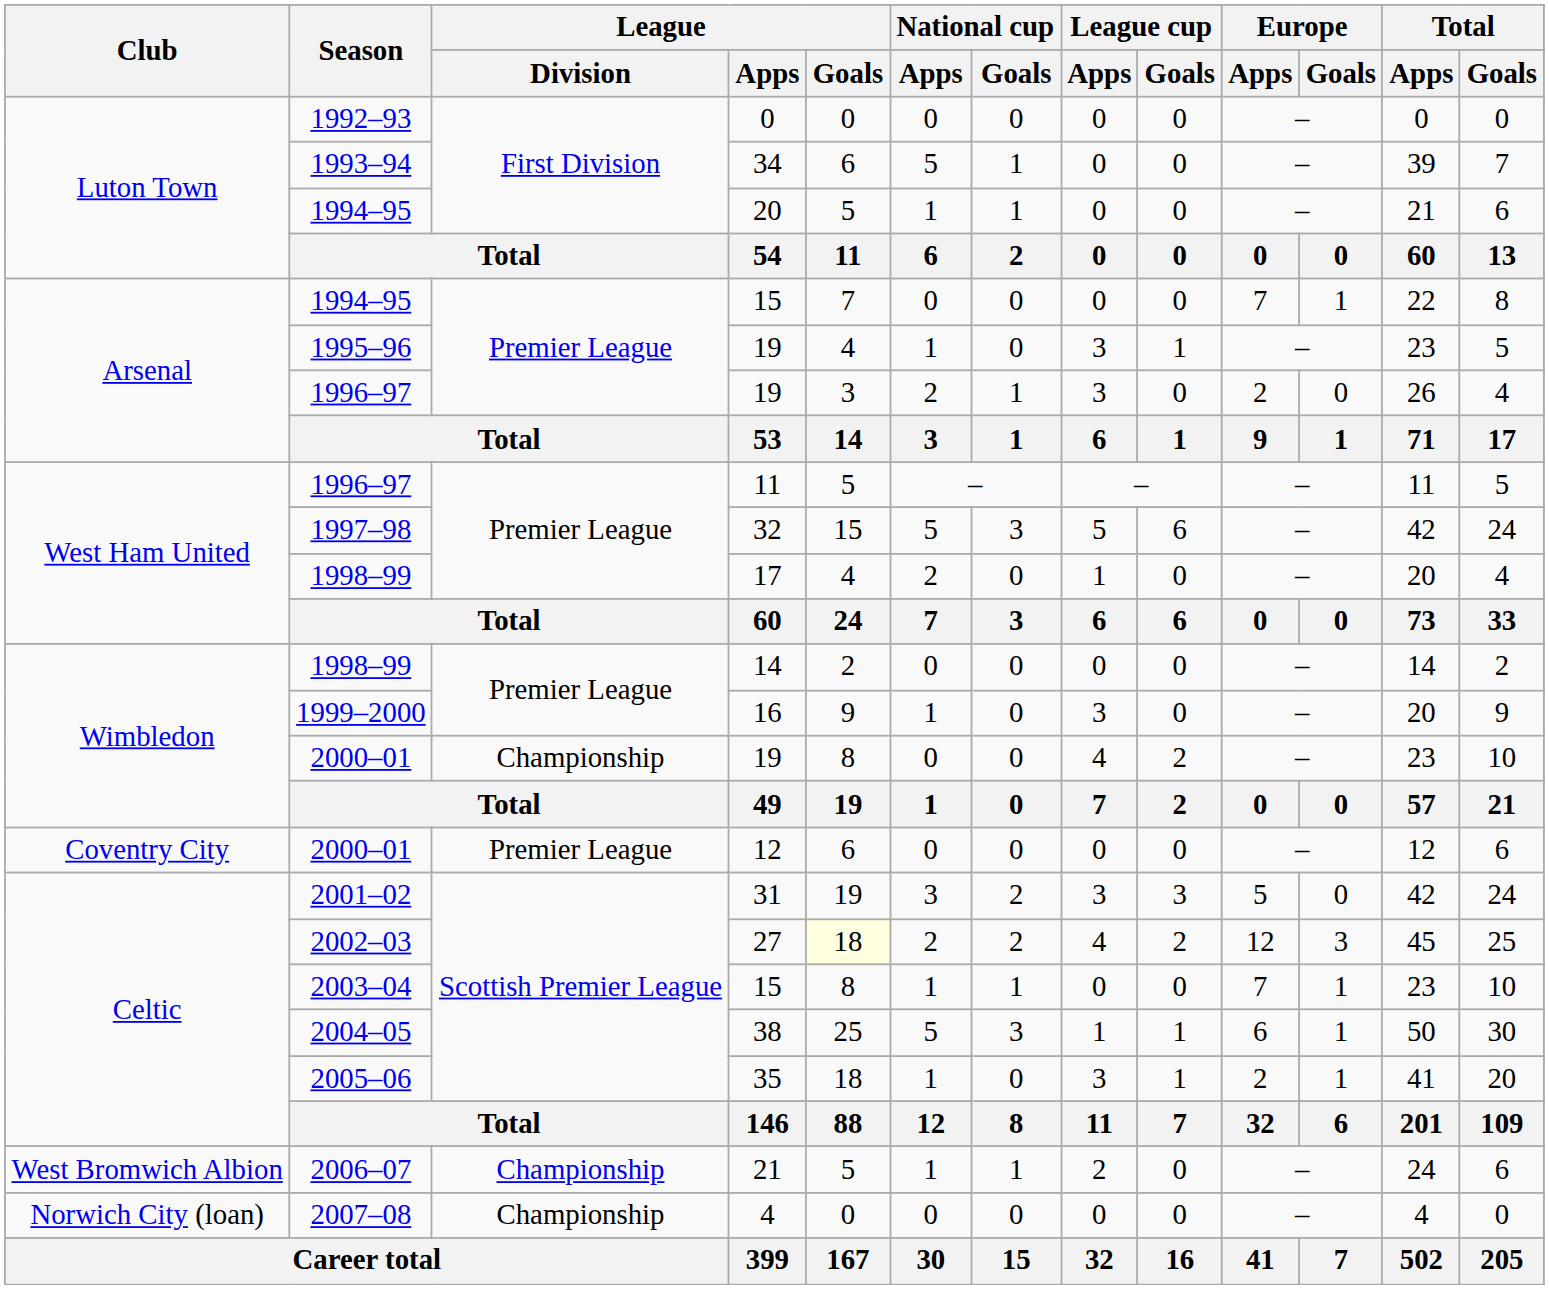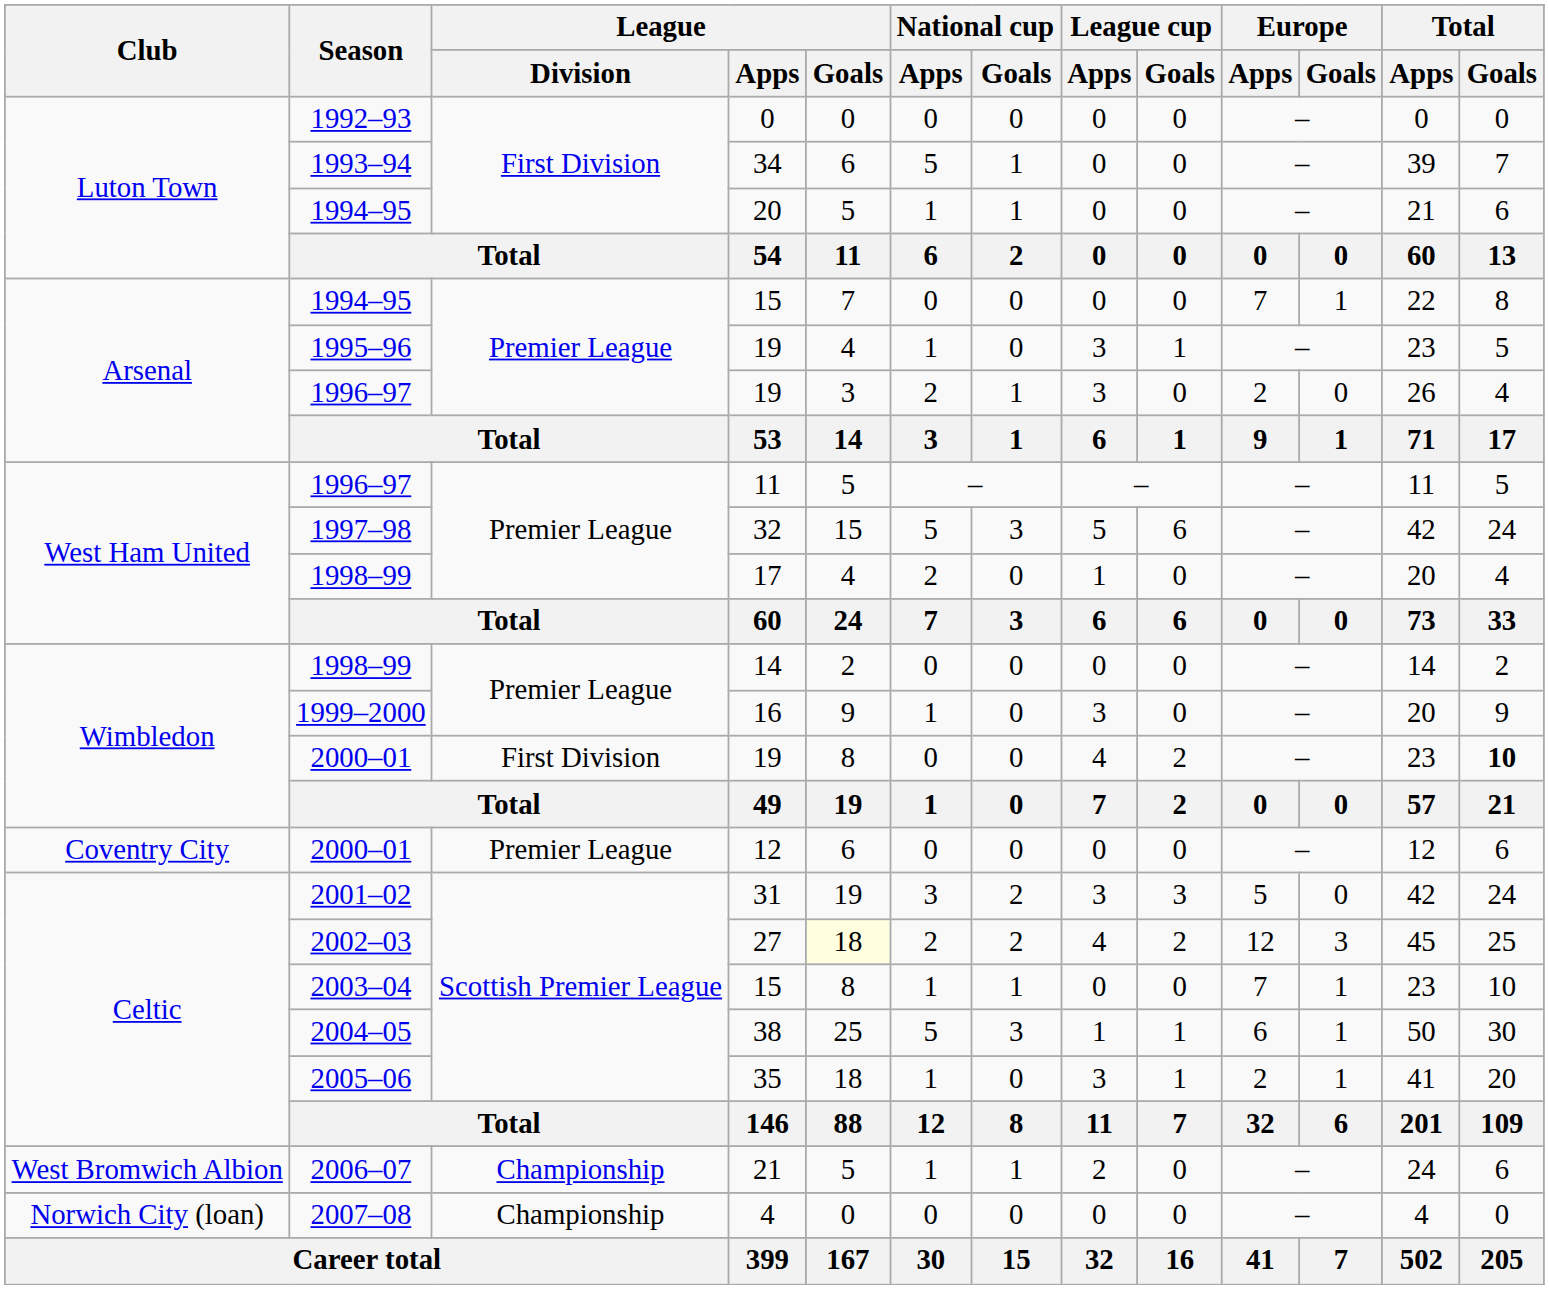(581, 758) Championship -> (581, 758) First Division
(1502, 758) normal -> (1502, 758) bold
